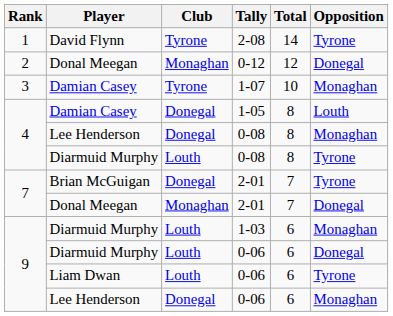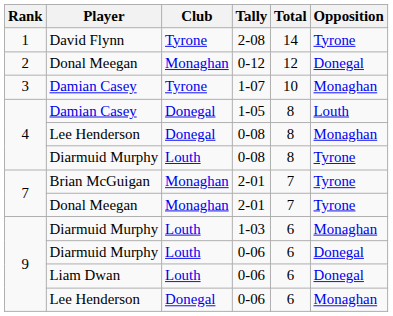(190, 181) Donegal -> (197, 181) Monaghan
(339, 205) Donegal -> (334, 205) Tyrone
(334, 275) Tyrone -> (339, 275) Donegal
